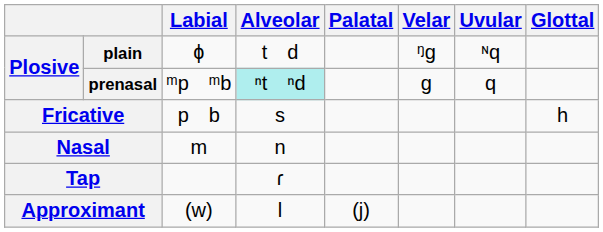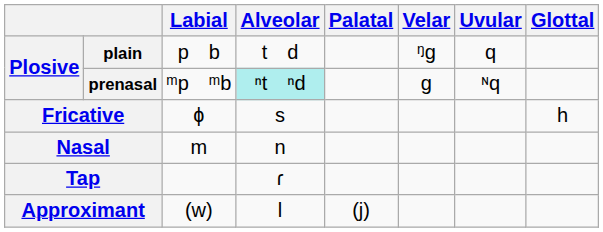(199, 52) ɸ -> (199, 52) p b
(491, 52) ᶰq -> (491, 52) q
(491, 83) q -> (491, 83) ᶰq
(199, 115) p b -> (199, 115) ɸ
